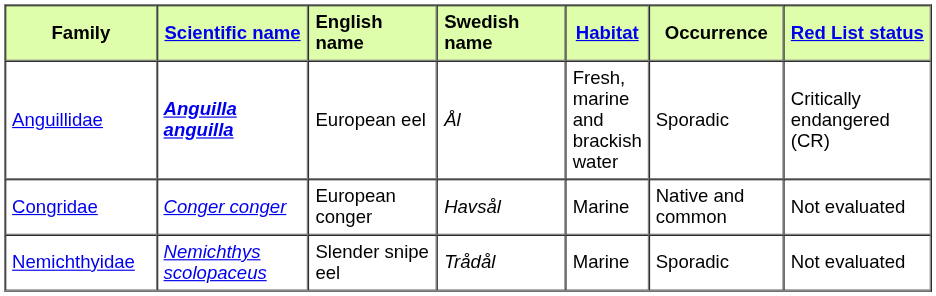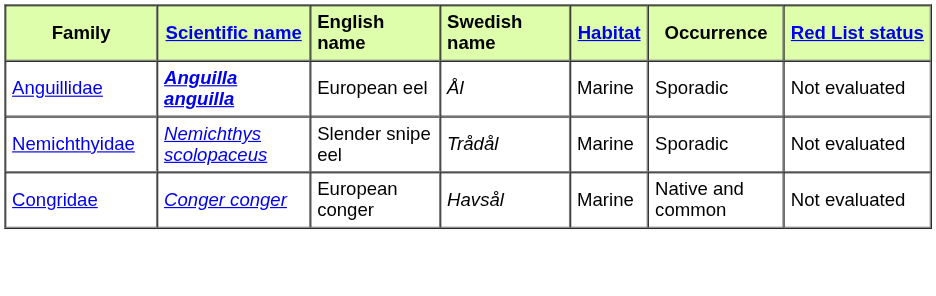(607, 119) Fresh, marine and brackish water -> (605, 88) Marine
(840, 119) Critically endangered (CR) -> (848, 88) Not evaluated
rows swapped: (55, 206) <-> (74, 262)
